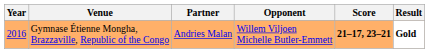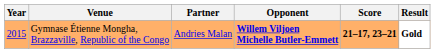(16, 34) 2016 -> (16, 34) 2015
(285, 34) normal -> (288, 34) bold
